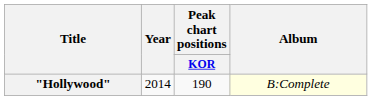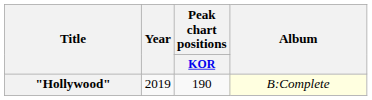(158, 84) 2014 -> (158, 84) 2019
